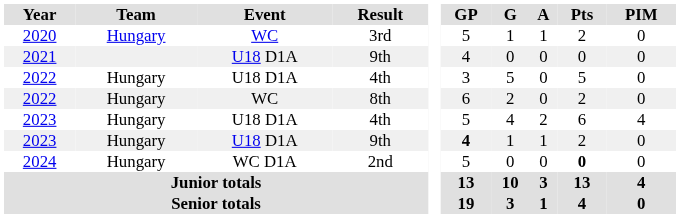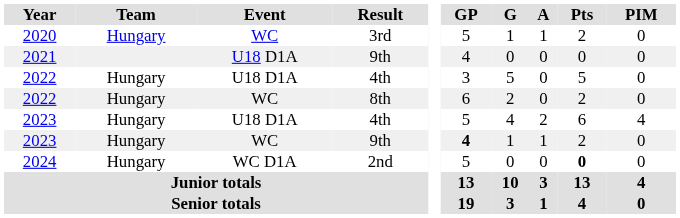(265, 140) U18 D1A -> (265, 140) WC
